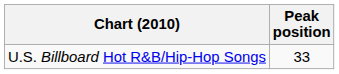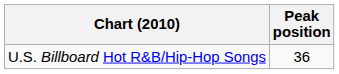(302, 56) 33 -> (302, 56) 36
